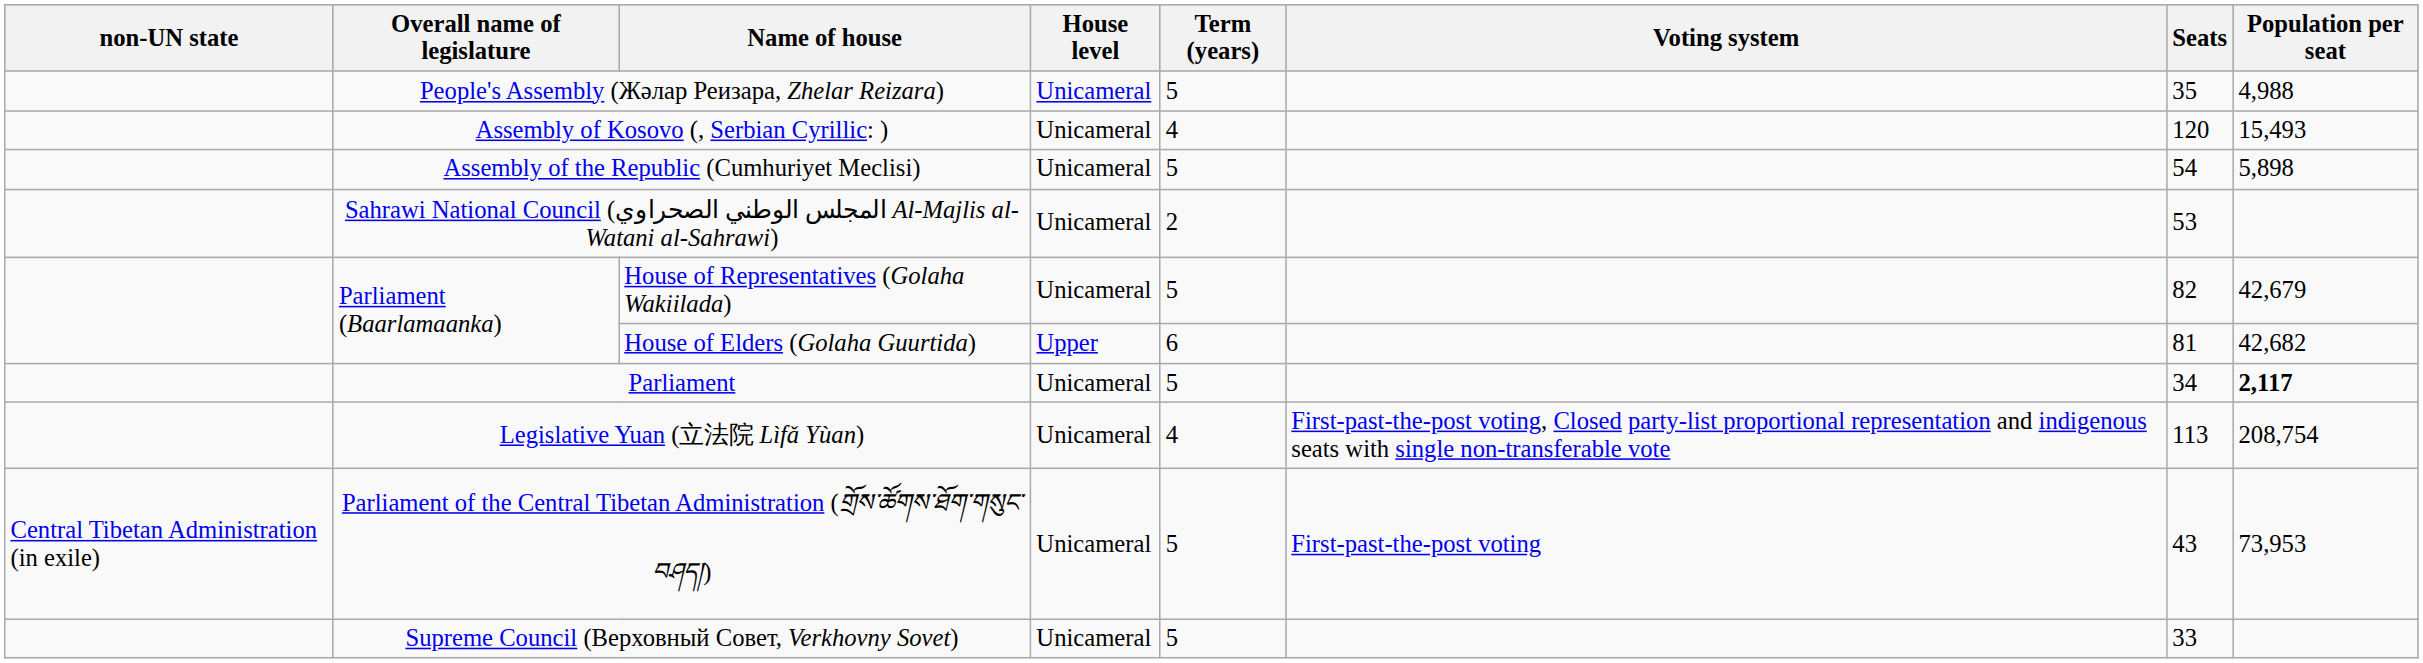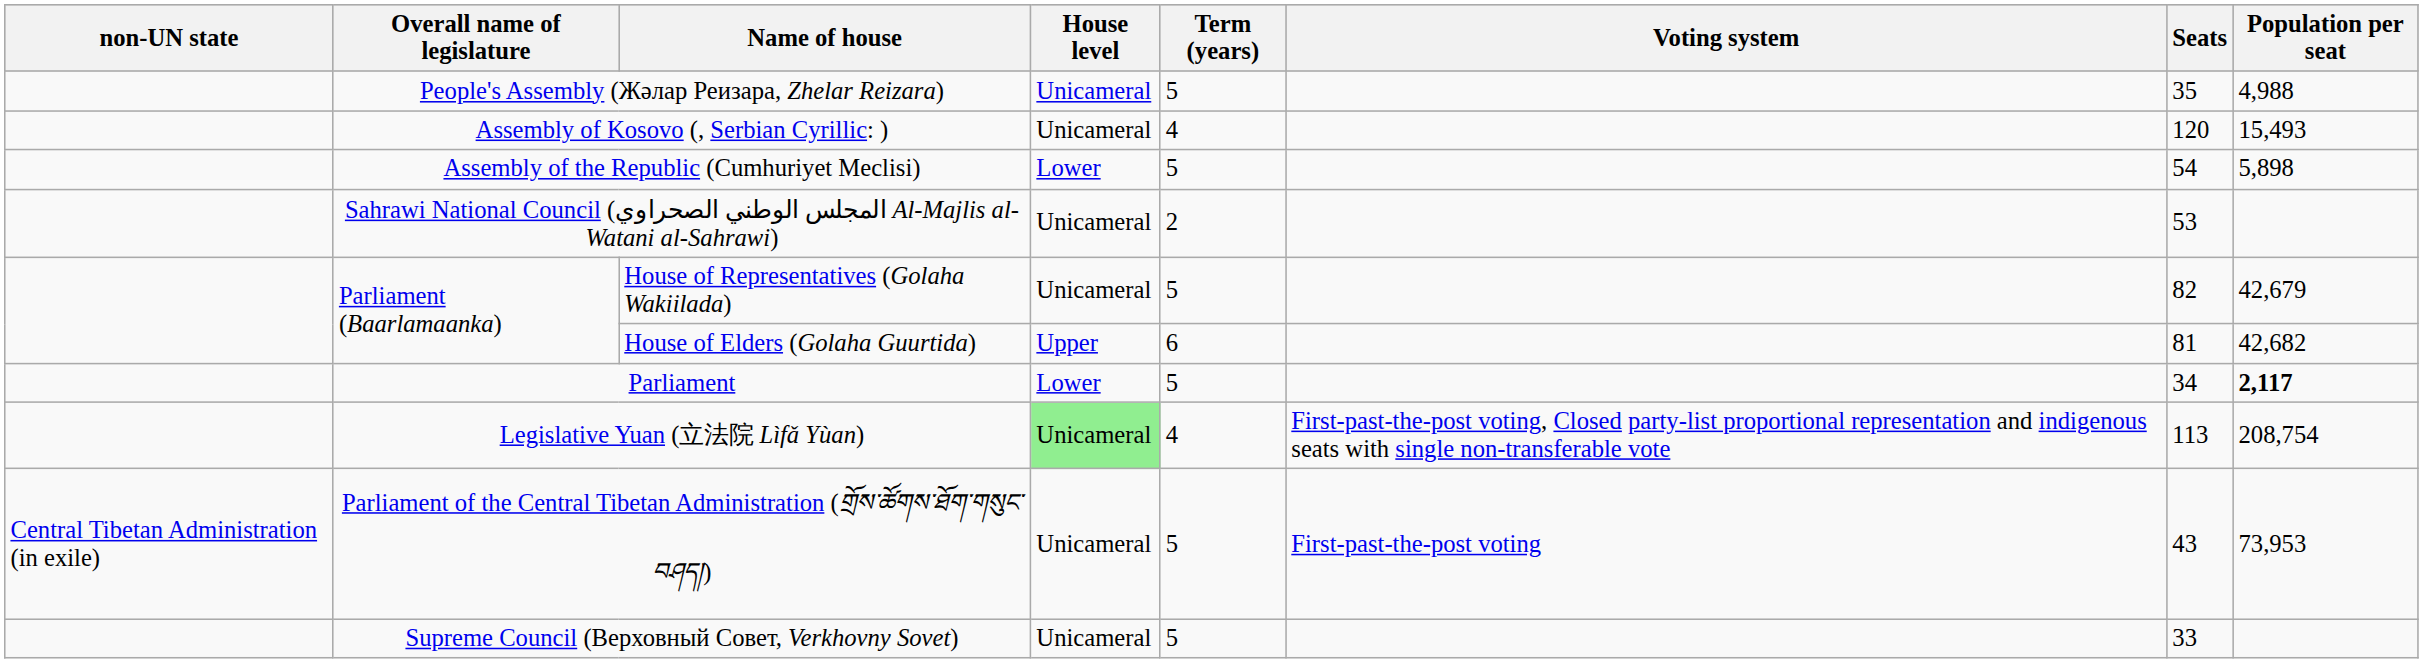(1094, 168) Unicameral -> (1069, 168) Lower
(1094, 382) Unicameral -> (1069, 382) Lower
(1094, 435) no background -> (1094, 435) lightgreen background
